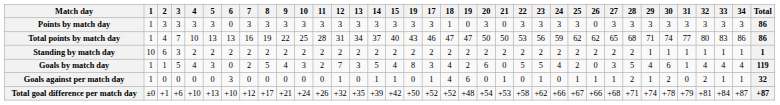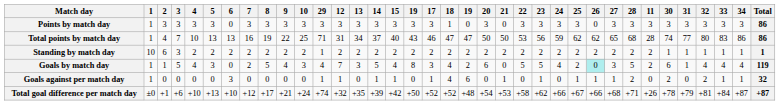columns swapped: (322, 10) <-> (650, 10)
(596, 65) no background -> (596, 65) paleturquoise background
